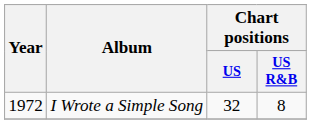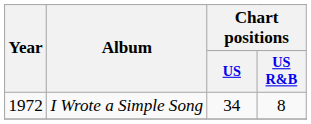(232, 105) 32 -> (232, 105) 34
